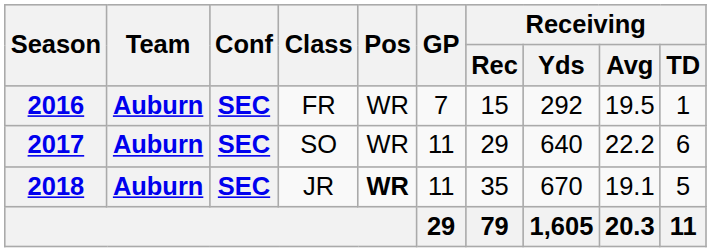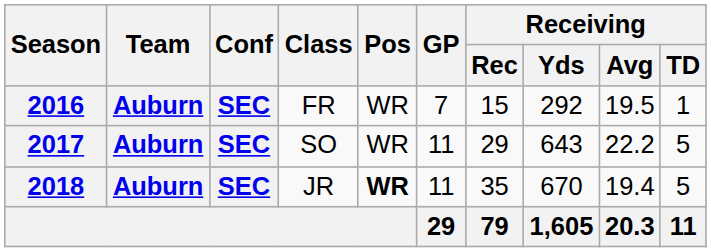(561, 145) 640 -> (561, 145) 643
(683, 145) 6 -> (683, 145) 5
(630, 186) 19.1 -> (630, 186) 19.4
